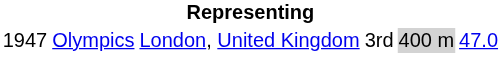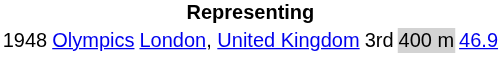(25, 40) 1947 -> (25, 40) 1948
(479, 40) 47.0 -> (479, 40) 46.9
